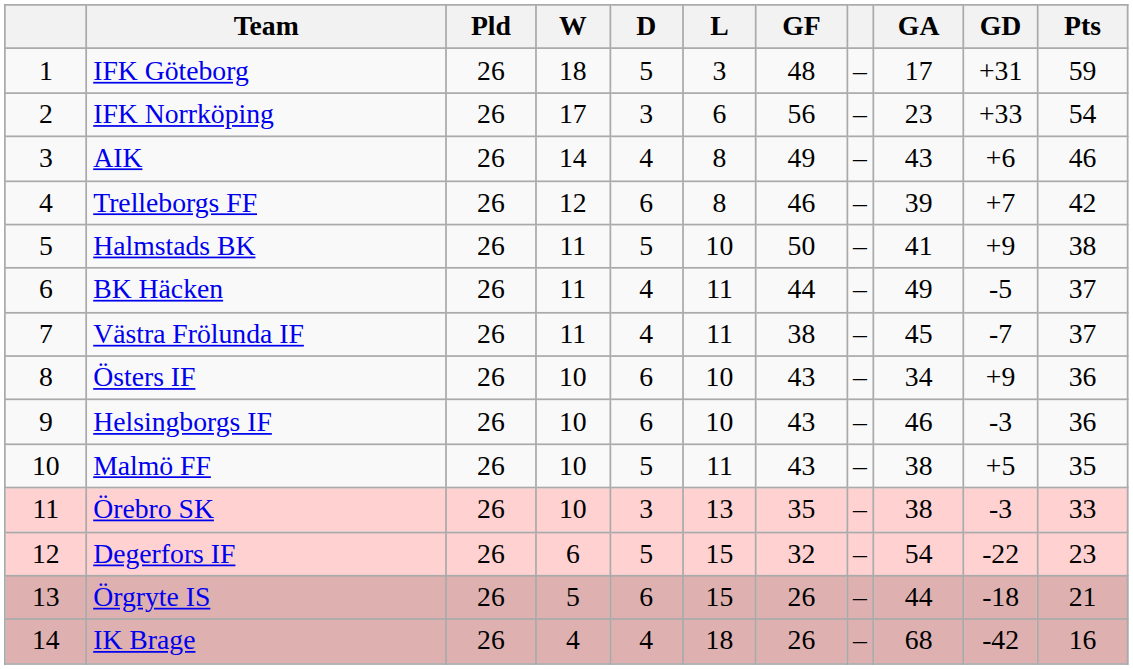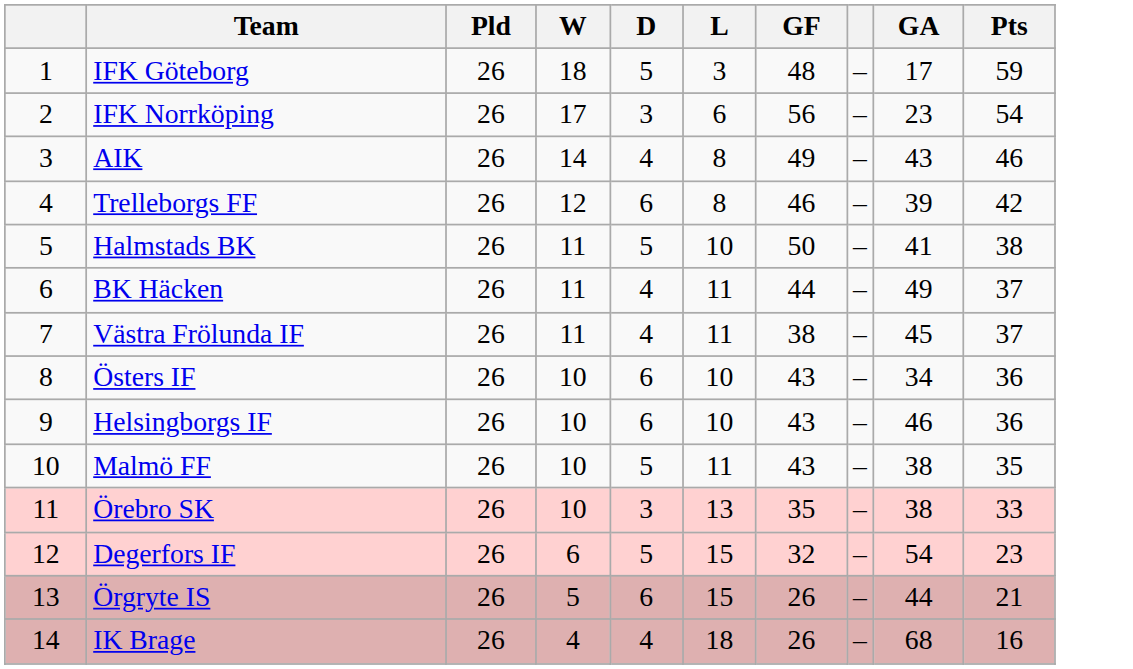- column: (1001, 26)
